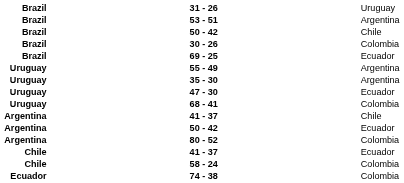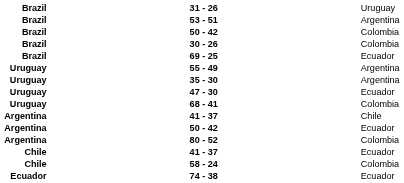(371, 32) Chile -> (380, 32) Colombia
(380, 176) Colombia -> (378, 176) Ecuador
